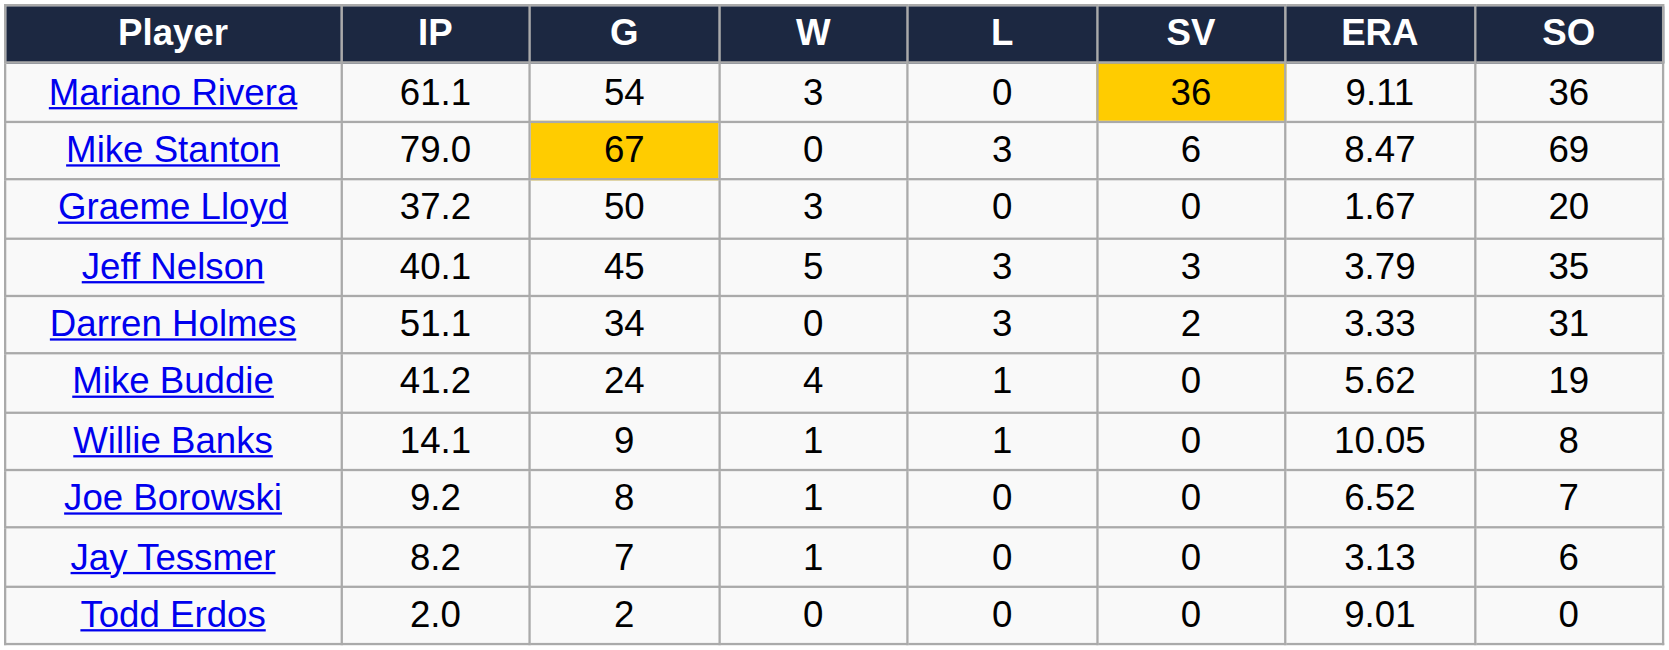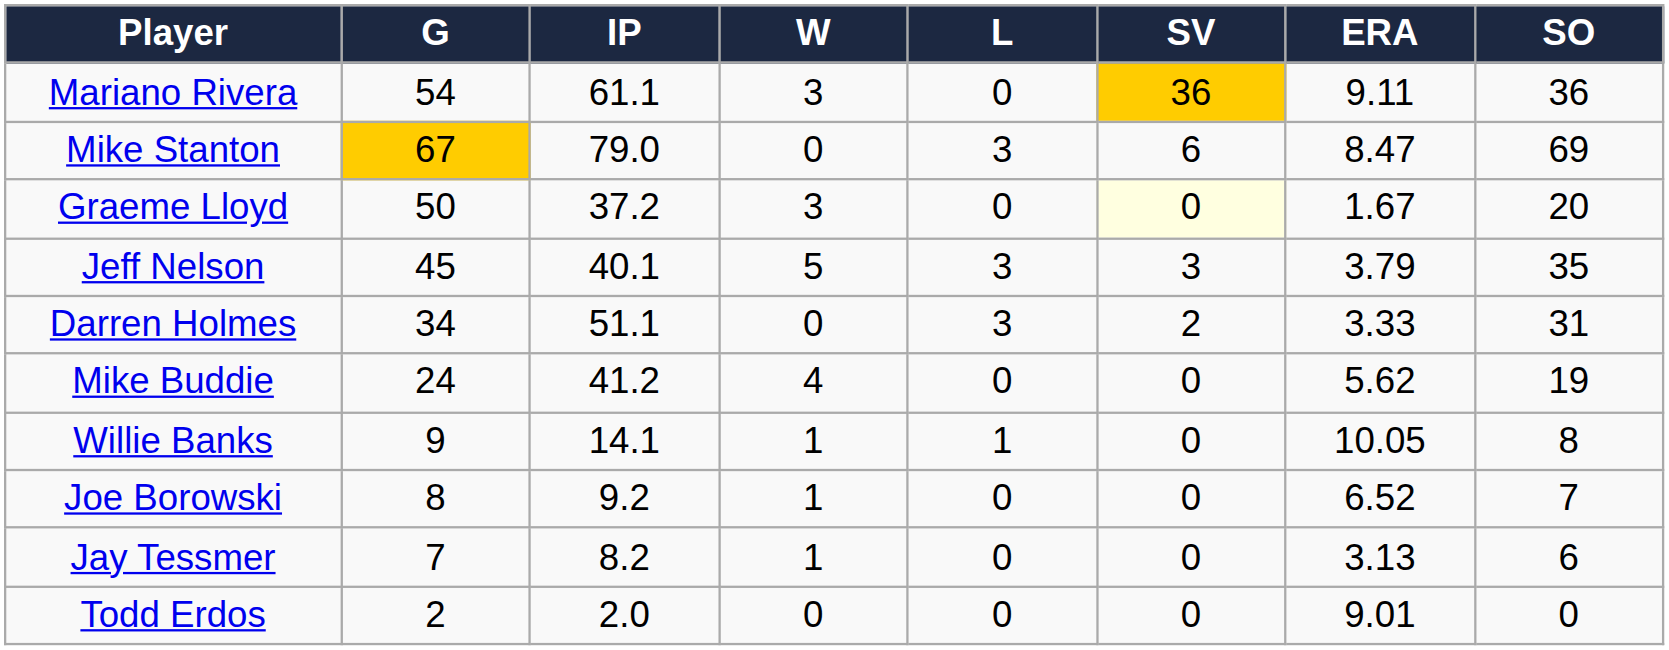columns swapped: (624, 33) <-> (435, 33)
(1191, 207) no background -> (1191, 207) lightyellow background
(1002, 382) 1 -> (1002, 382) 0
